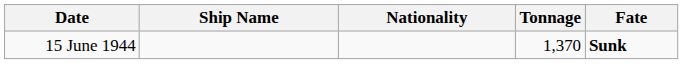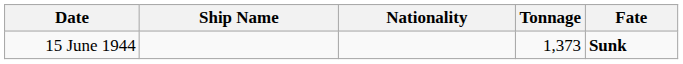(562, 44) 1,370 -> (562, 44) 1,373
